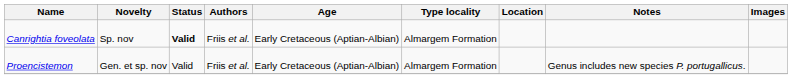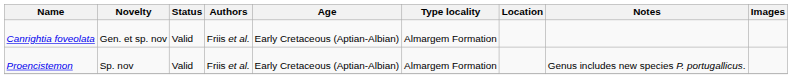(117, 39) Sp. nov -> (133, 39) Gen. et sp. nov
(183, 39) bold -> (182, 39) normal
(133, 66) Gen. et sp. nov -> (117, 66) Sp. nov
